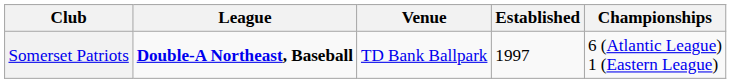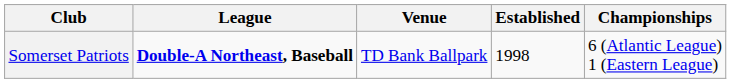(512, 54) 1997 -> (512, 54) 1998
